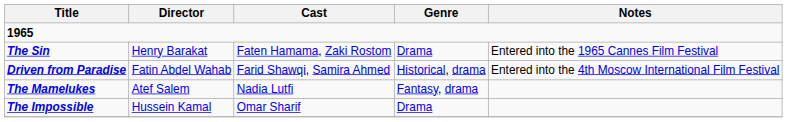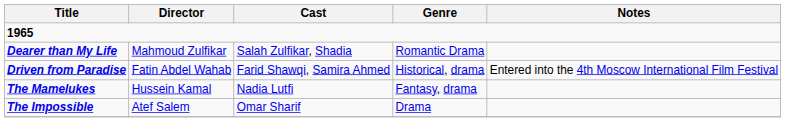- row: (28, 51)
+ row: (62, 51)
(161, 88) Atef Salem -> (171, 88) Hussein Kamal
(171, 107) Hussein Kamal -> (161, 107) Atef Salem
